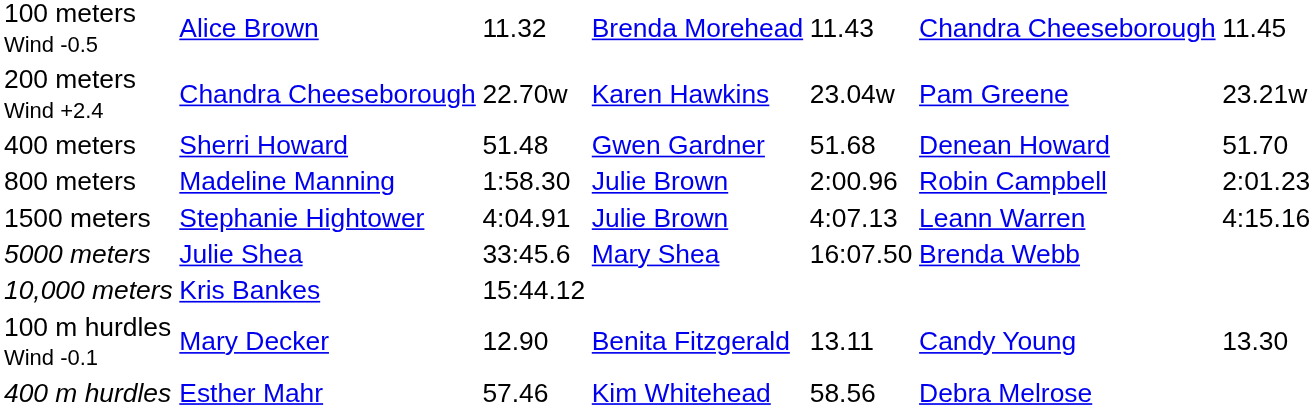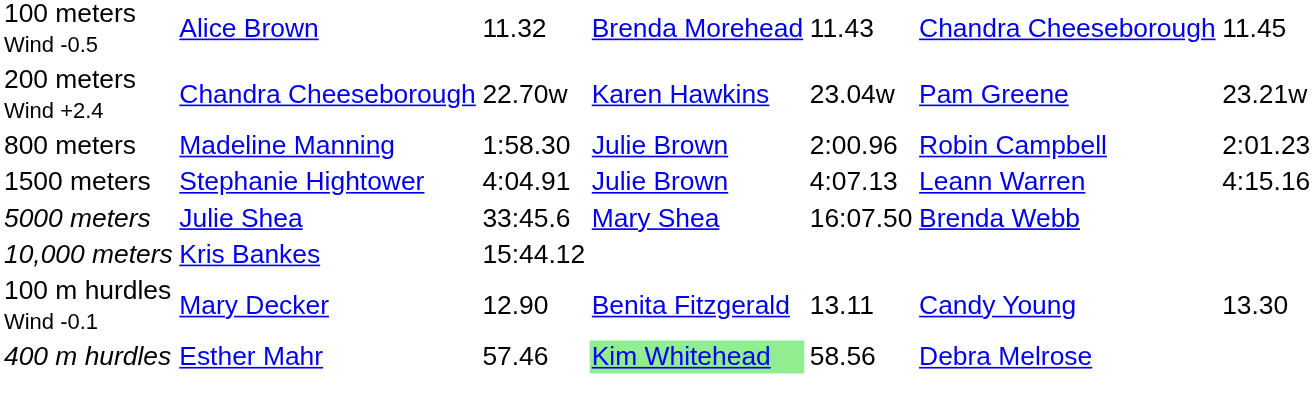- row: (70, 145)
(681, 392) no background -> (681, 356) lightgreen background
